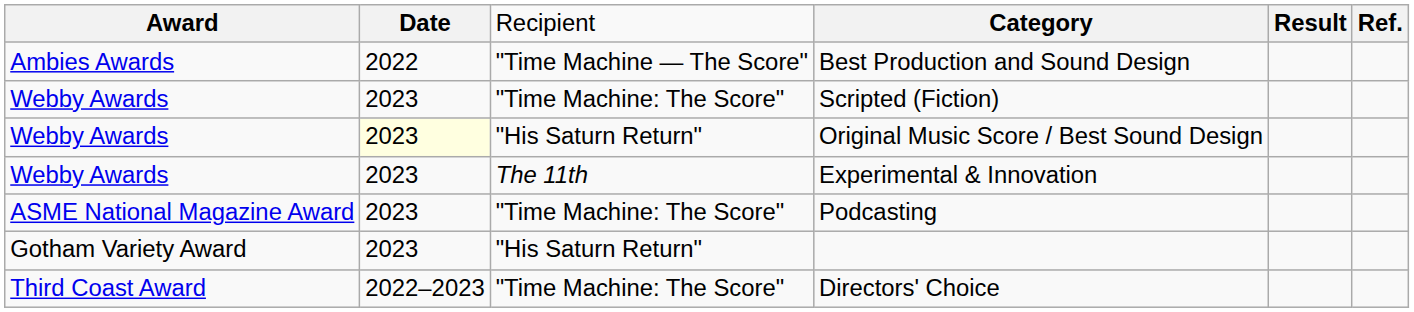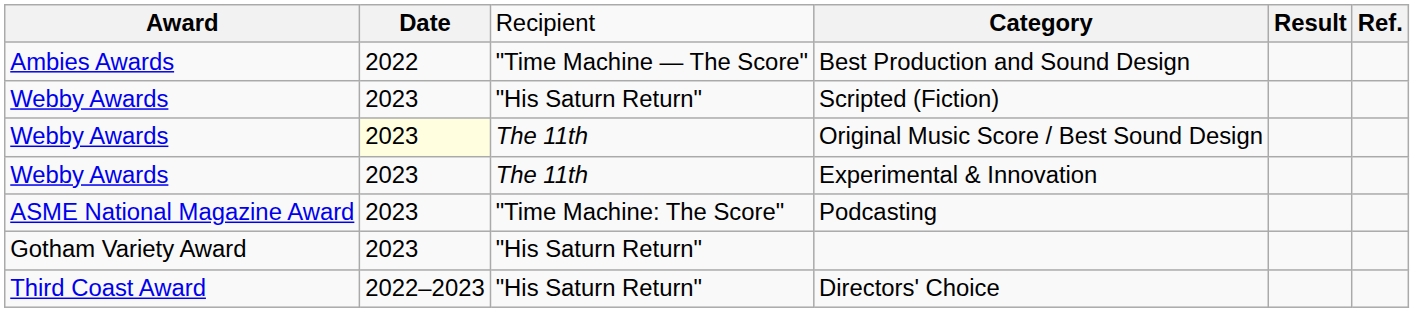(640, 99) "Time Machine: The Score" -> (599, 99) "His Saturn Return"
(599, 136) "His Saturn Return" -> (542, 136) The 11th
(640, 288) "Time Machine: The Score" -> (599, 288) "His Saturn Return"
